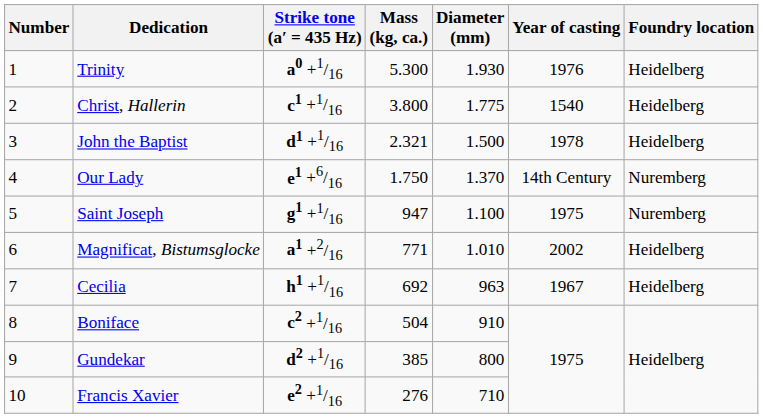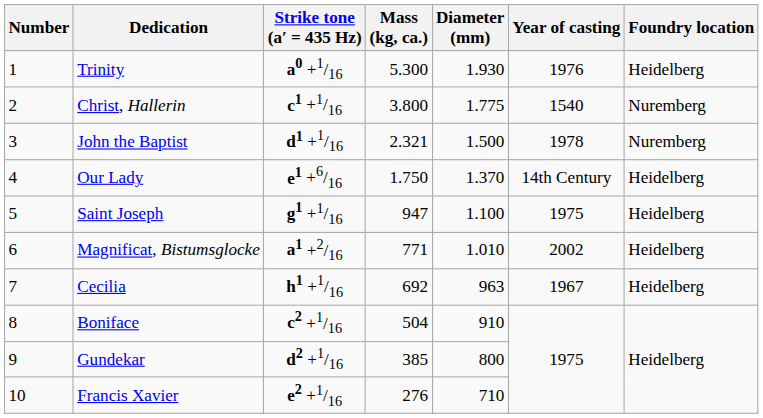(666, 105) Heidelberg -> (667, 105) Nuremberg
(666, 141) Heidelberg -> (667, 141) Nuremberg
(667, 177) Nuremberg -> (666, 177) Heidelberg
(667, 214) Nuremberg -> (666, 214) Heidelberg
